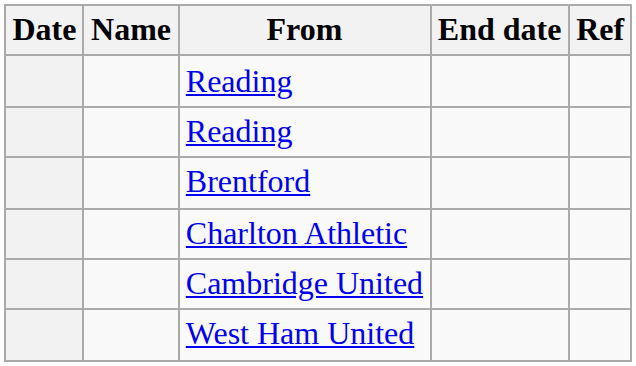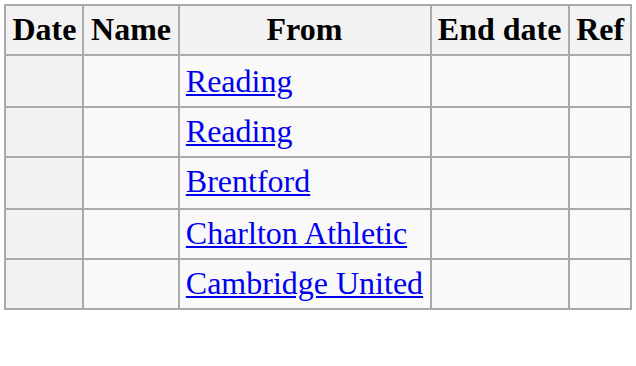- row: (44, 335)
